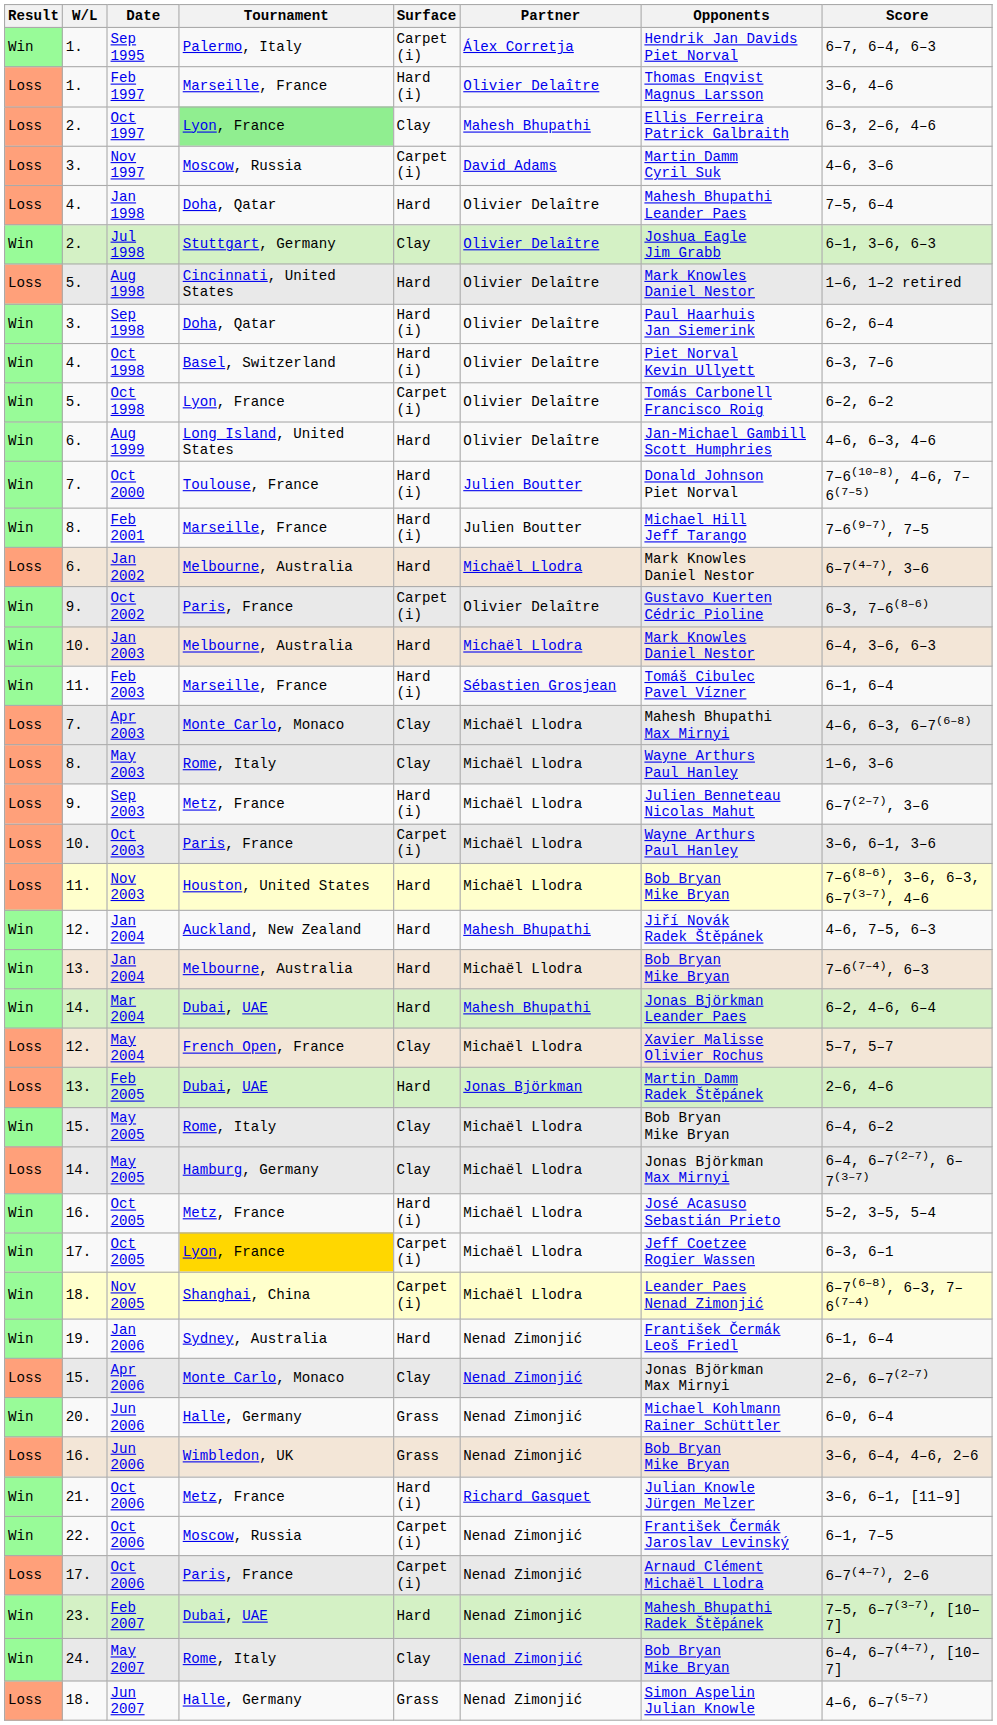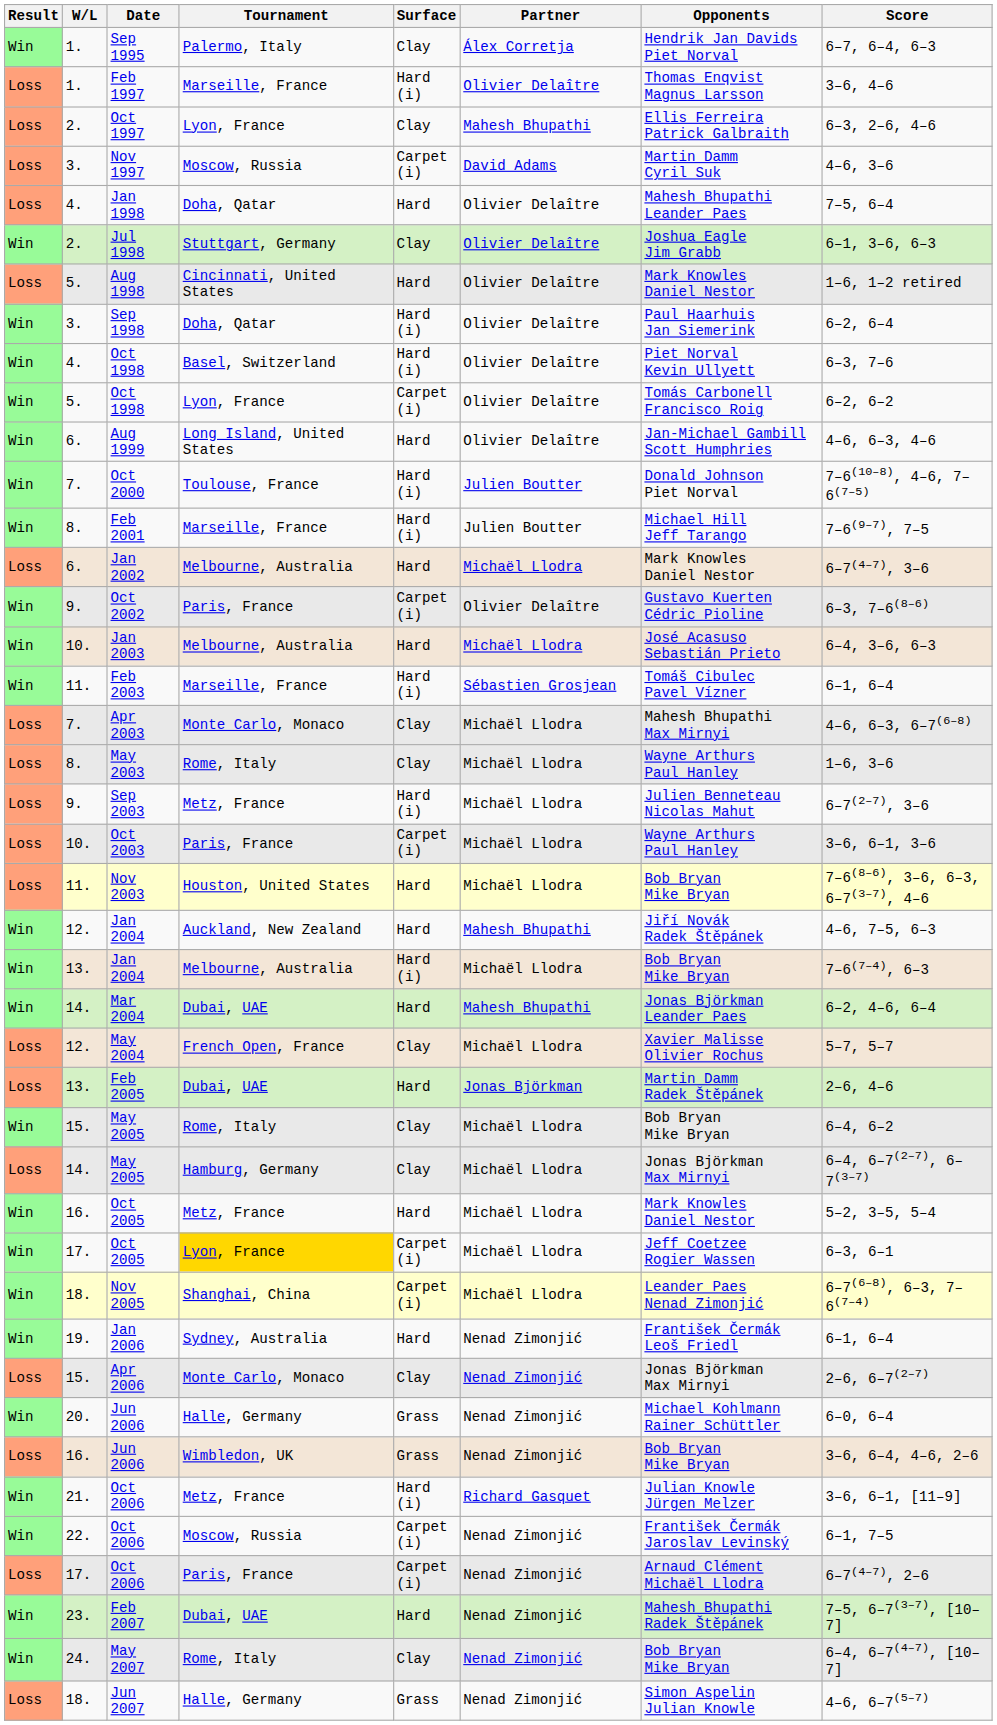(422, 47) Carpet (i) -> (414, 47) Clay
(234, 126) lightgreen background -> (234, 126) no background
(700, 646) Mark Knowles Daniel Nestor -> (712, 646) José Acasuso Sebastián Prieto
(414, 969) Hard -> (414, 969) Hard (i)
(414, 1213) Hard (i) -> (414, 1213) Hard
(712, 1213) José Acasuso Sebastián Prieto -> (700, 1213) Mark Knowles Daniel Nestor
